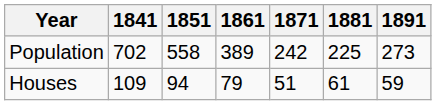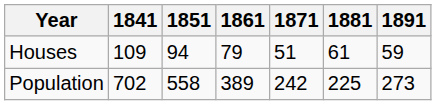rows swapped: (56, 52) <-> (43, 83)
